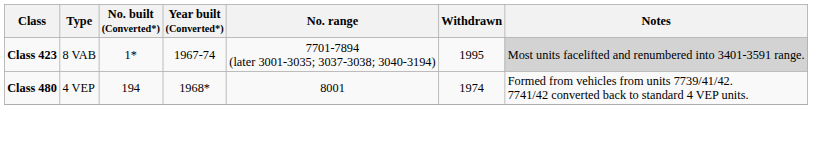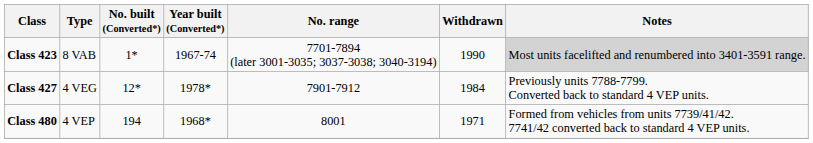(472, 54) 1995 -> (473, 54) 1990
+ row: (32, 87)
(472, 87) 1974 -> (473, 121) 1971
